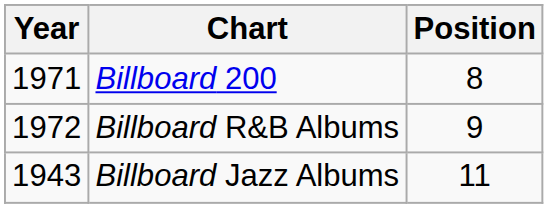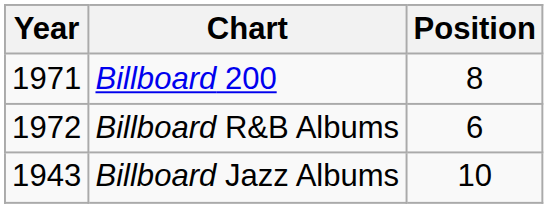(475, 127) 9 -> (475, 127) 6
(475, 176) 11 -> (475, 176) 10
